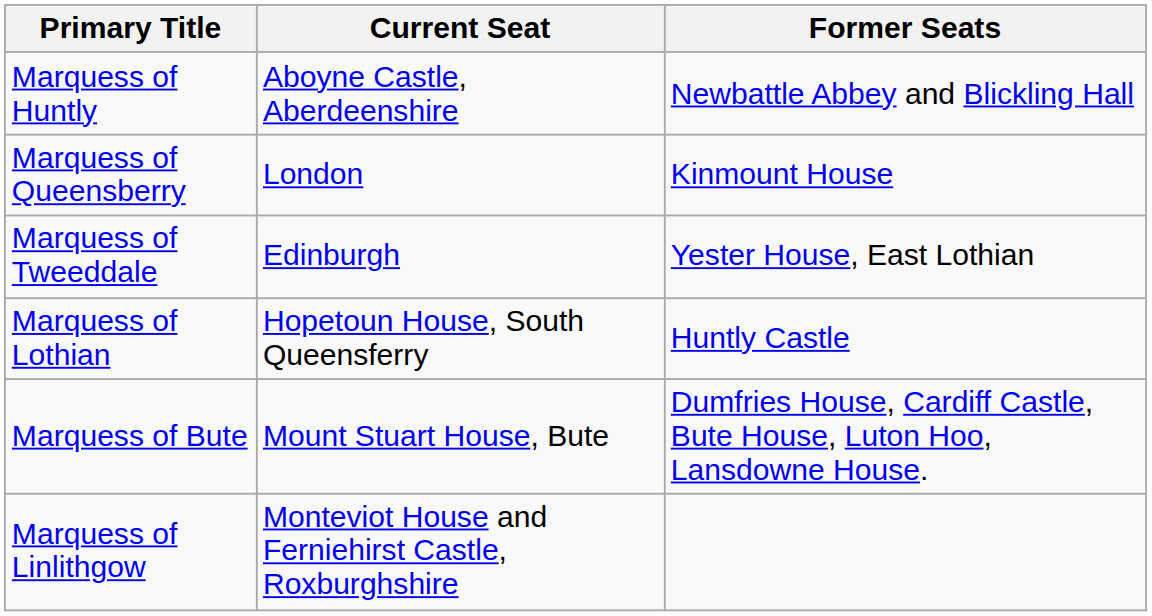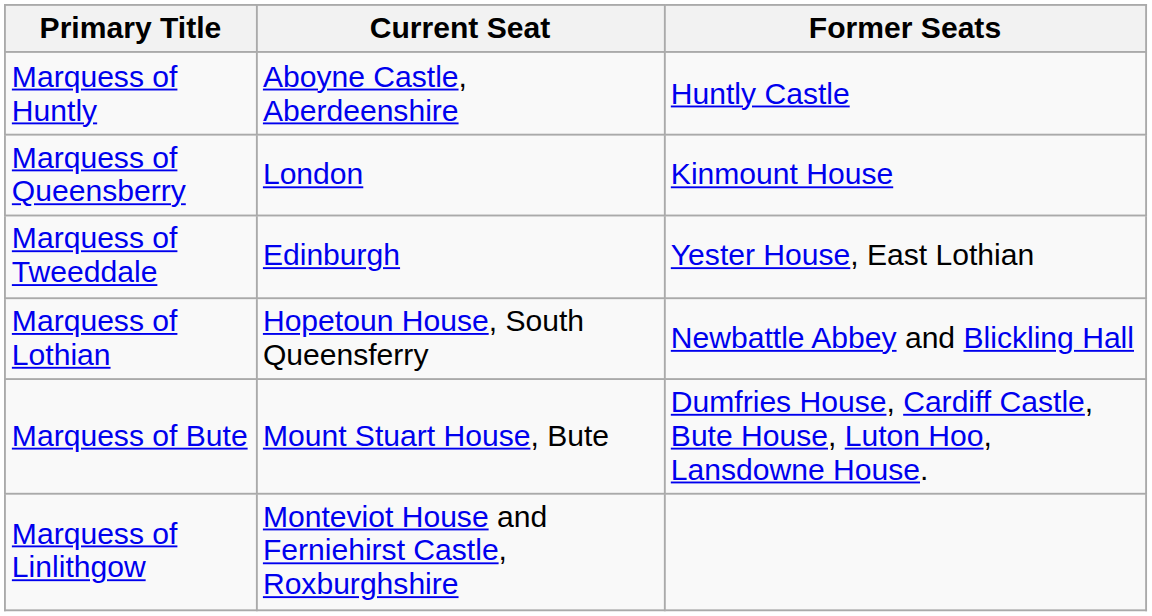(902, 92) Newbattle Abbey and Blickling Hall -> (760, 92) Huntly Castle
(760, 337) Huntly Castle -> (902, 337) Newbattle Abbey and Blickling Hall
